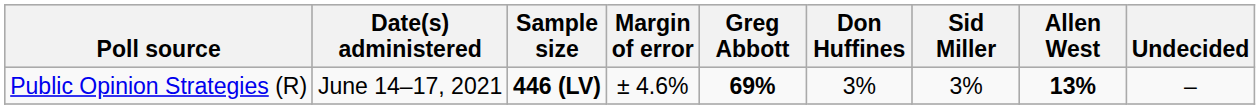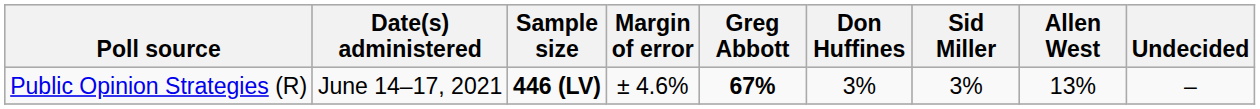(752, 85) 69% -> (752, 85) 67%
(1073, 85) bold -> (1073, 85) normal
